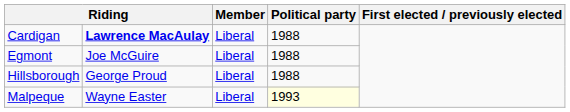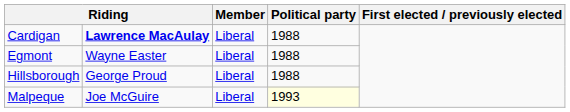(122, 55) Joe McGuire -> (126, 55) Wayne Easter
(126, 96) Wayne Easter -> (122, 96) Joe McGuire
